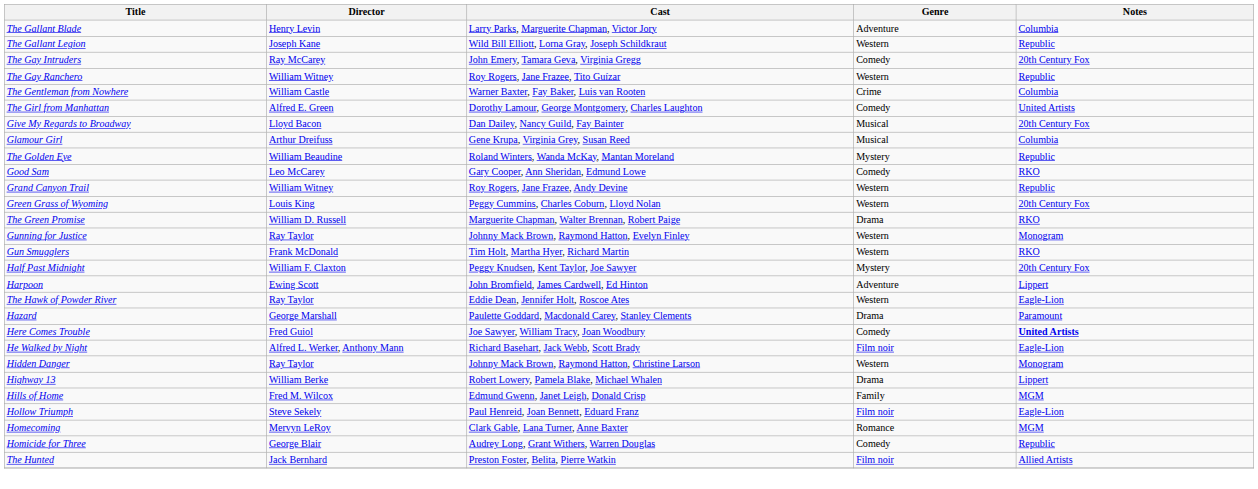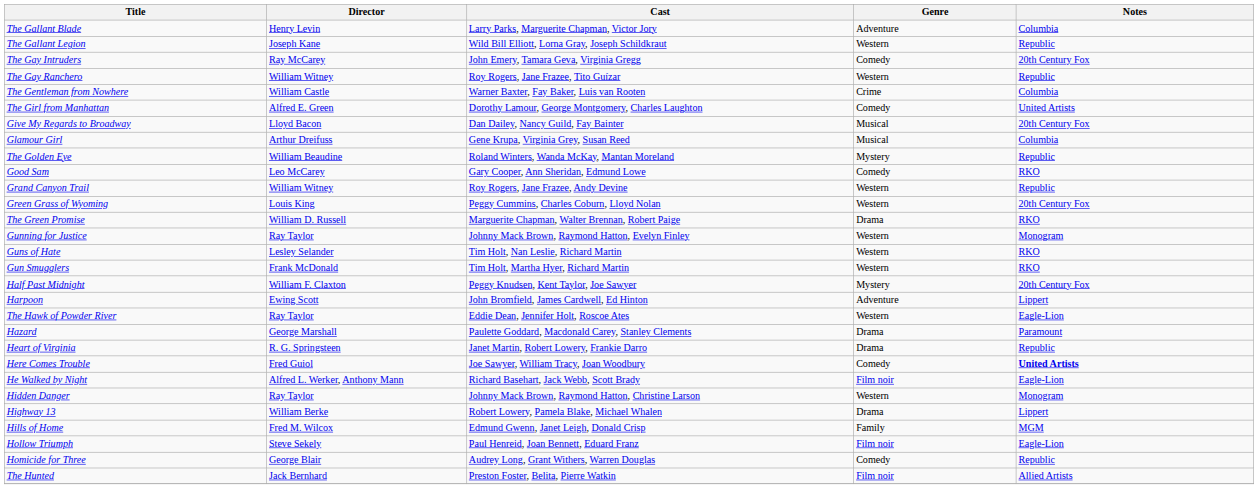+ row: (34, 252)
+ row: (41, 348)
- row: (34, 428)
